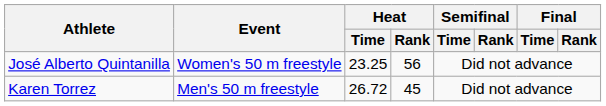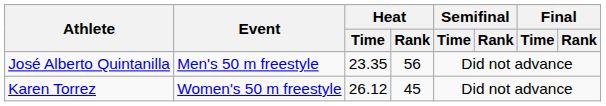(259, 64) Women's 50 m freestyle -> (248, 64) Men's 50 m freestyle
(368, 64) 23.25 -> (368, 64) 23.35
(248, 89) Men's 50 m freestyle -> (259, 89) Women's 50 m freestyle
(368, 89) 26.72 -> (368, 89) 26.12
